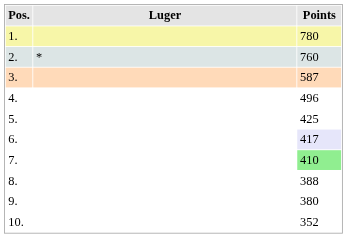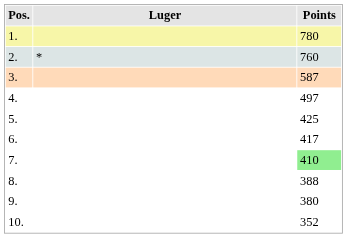(309, 98) 496 -> (309, 98) 497
(309, 139) lavender background -> (309, 139) no background
